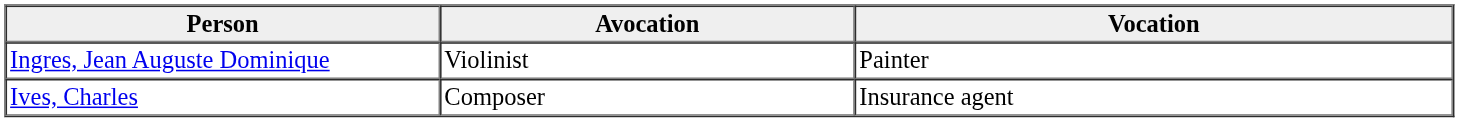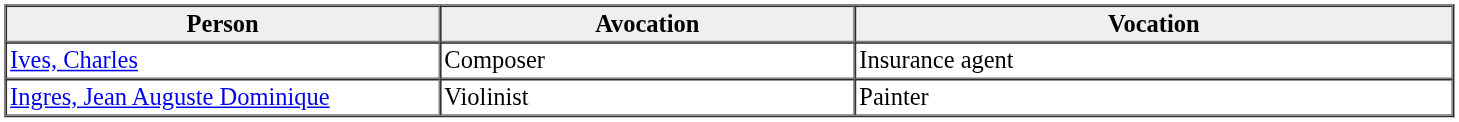rows swapped: (170, 60) <-> (74, 97)
